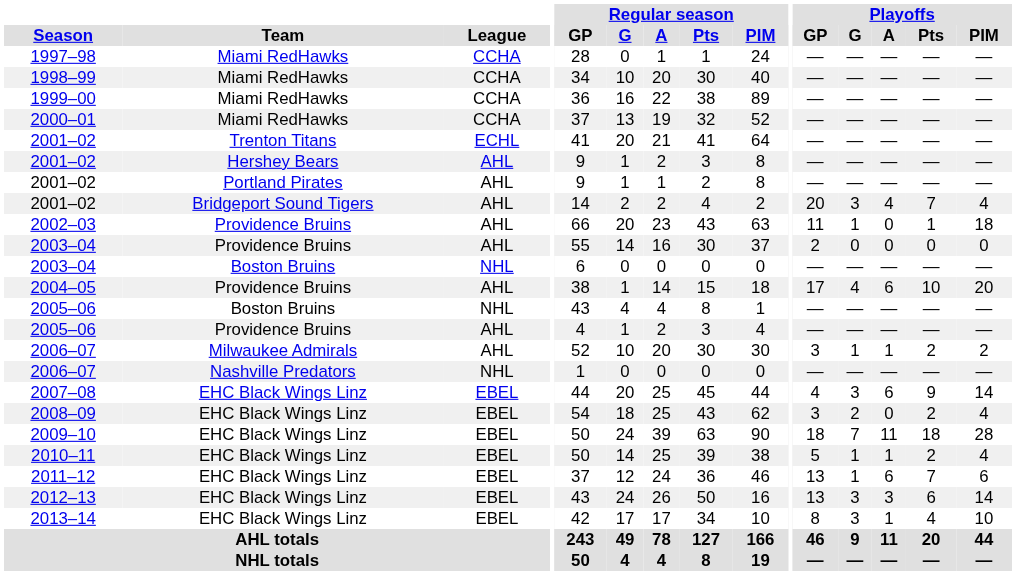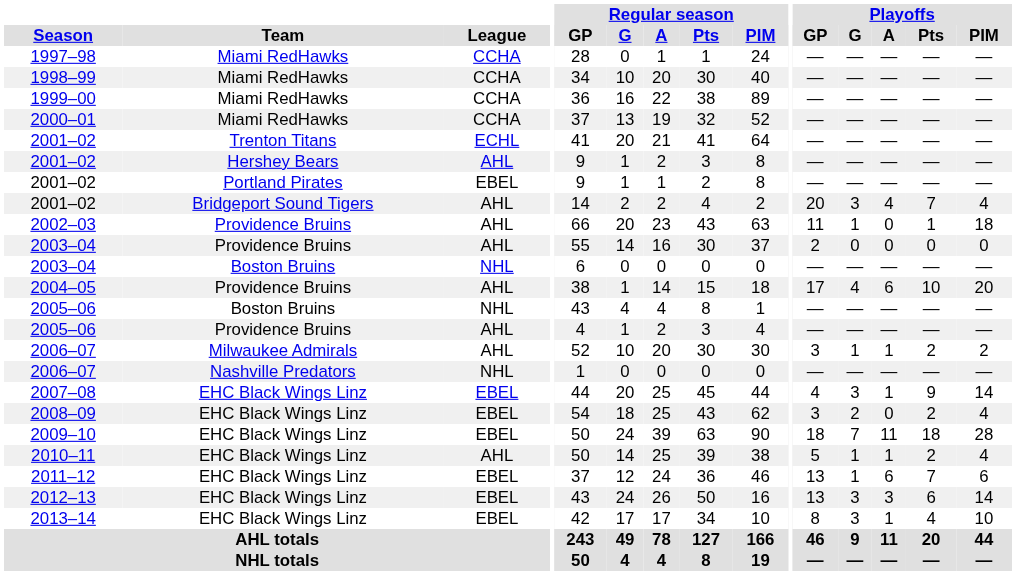(497, 182) AHL -> (497, 182) EBEL
(889, 392) 6 -> (889, 392) 1
(497, 455) EBEL -> (497, 455) AHL
